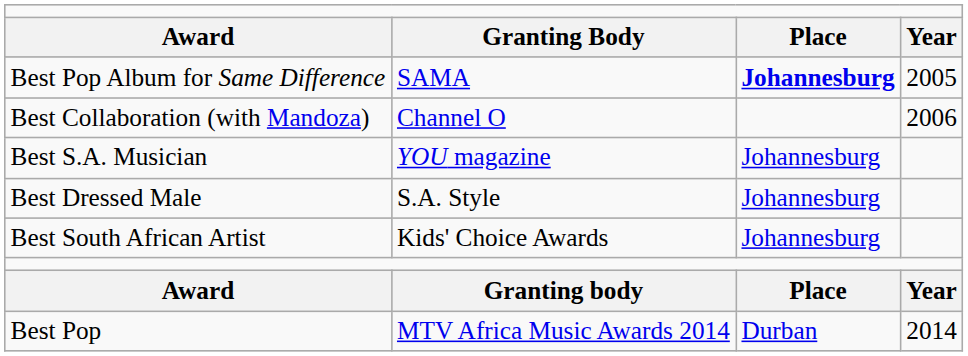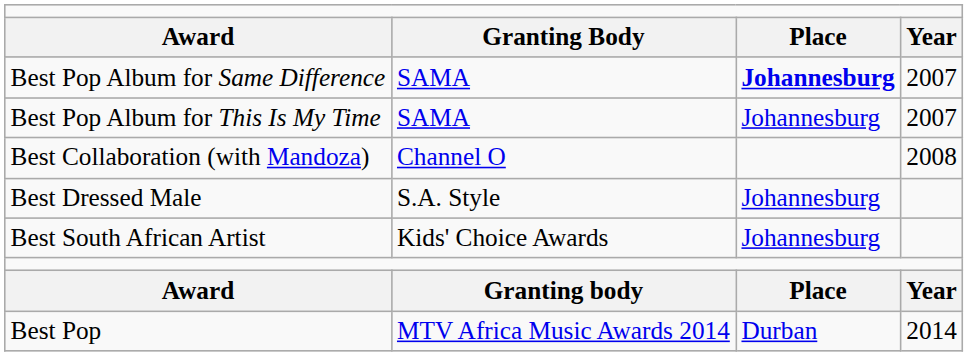(932, 77) 2005 -> (932, 77) 2007
+ row: (196, 117)
(932, 117) 2006 -> (932, 157) 2008
- row: (109, 157)
